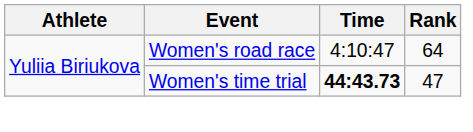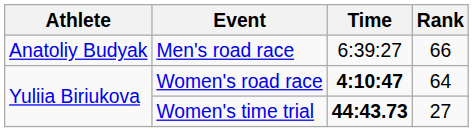+ row: (225, 51)
(362, 51) normal -> (370, 81) bold
(433, 81) 47 -> (440, 112) 27
